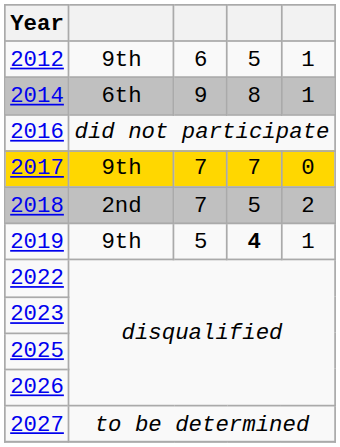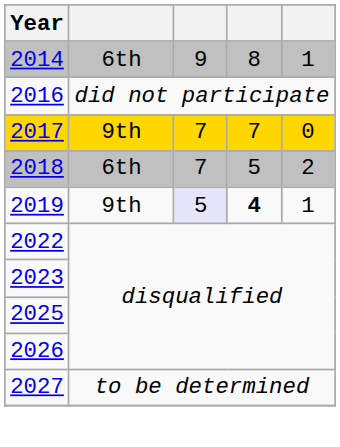- row: (37, 60)
(122, 205) 2nd -> (122, 169) 6th
(201, 242) no background -> (201, 205) lavender background
